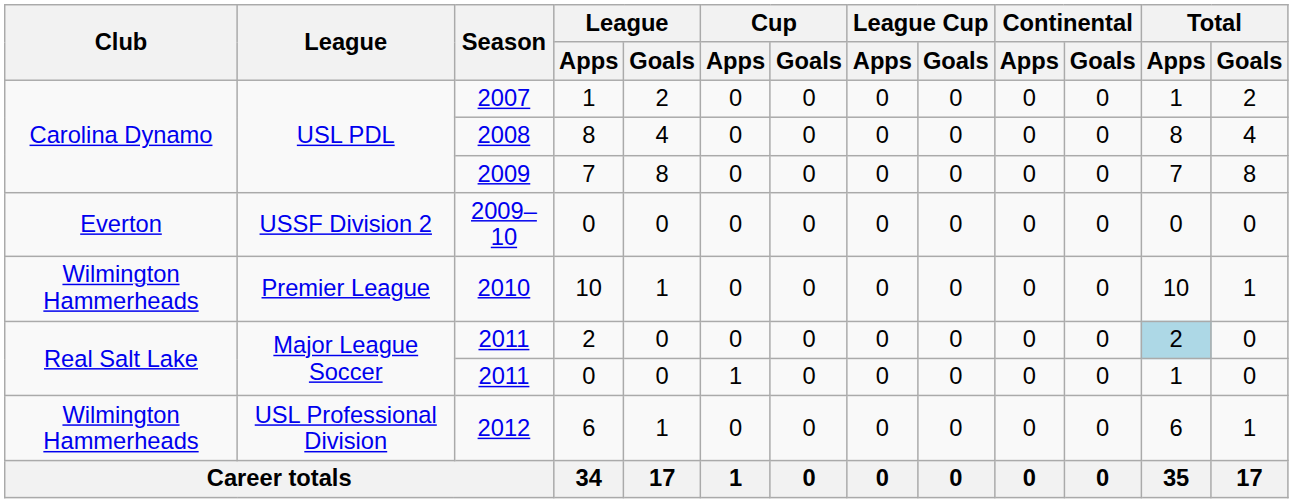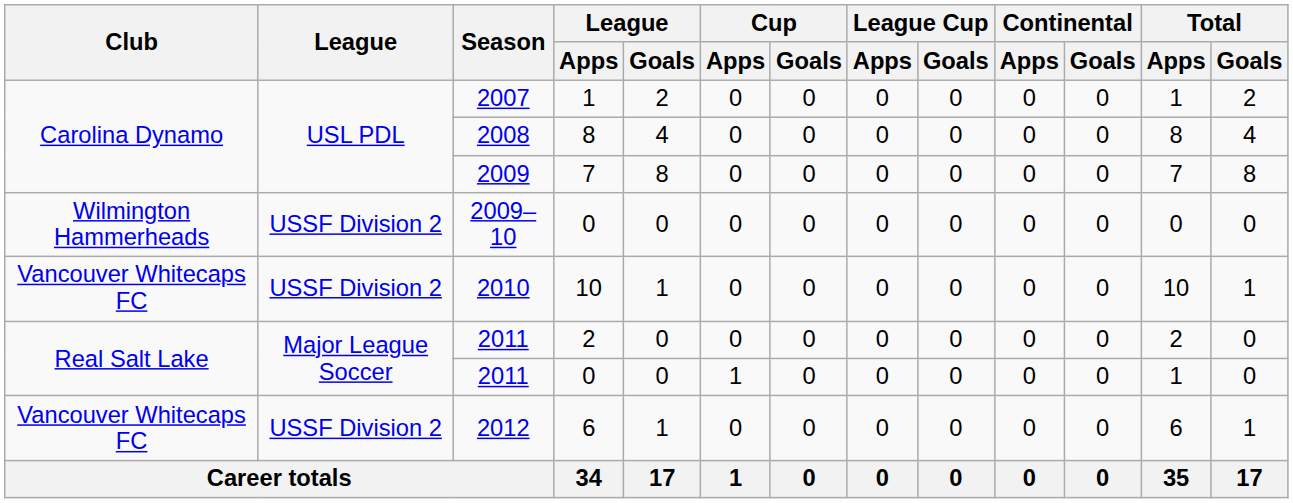(121, 224) Everton -> (132, 224) Wilmington Hammerheads
(121, 288) Wilmington Hammerheads -> (132, 288) Vancouver Whitecaps FC
(346, 288) Premier League -> (356, 288) USSF Division 2
(1176, 339) lightblue background -> (1176, 339) no background
(121, 427) Wilmington Hammerheads -> (132, 427) Vancouver Whitecaps FC
(346, 427) USL Professional Division -> (356, 427) USSF Division 2
